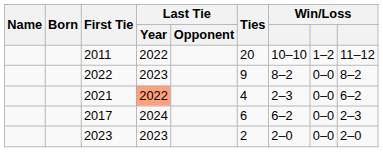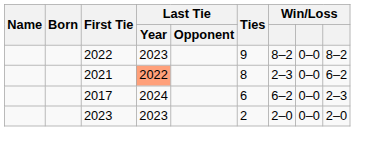- row: (98, 55)
(244, 95) 4 -> (244, 75) 8
